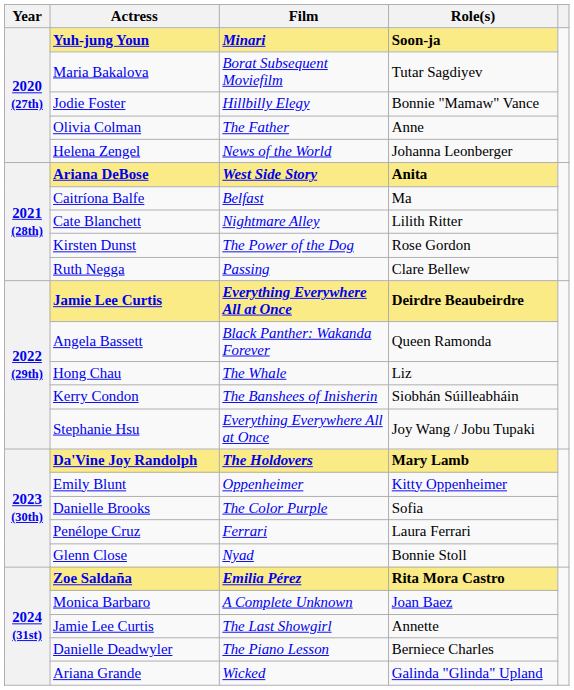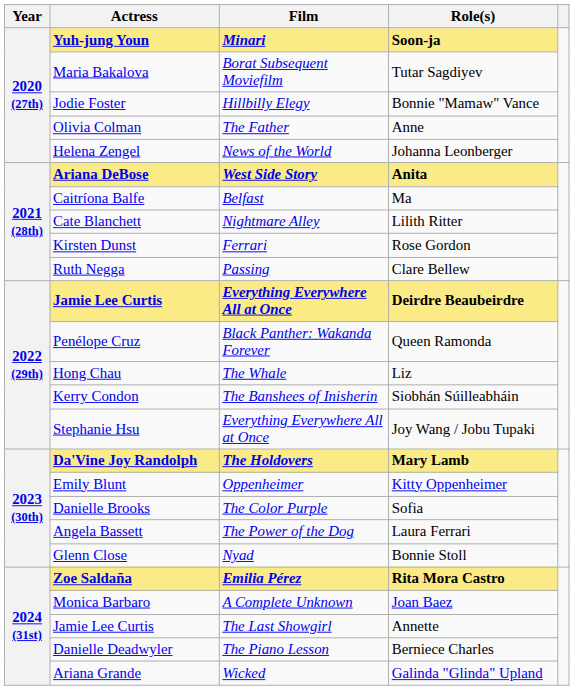(288, 245) The Power of the Dog -> (245, 245) Ferrari
(98, 341) Angela Bassett -> (97, 341) Penélope Cruz
(97, 531) Penélope Cruz -> (98, 531) Angela Bassett
(245, 531) Ferrari -> (288, 531) The Power of the Dog
